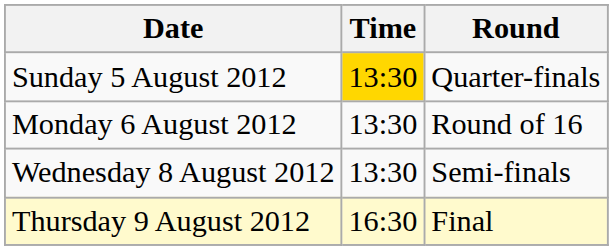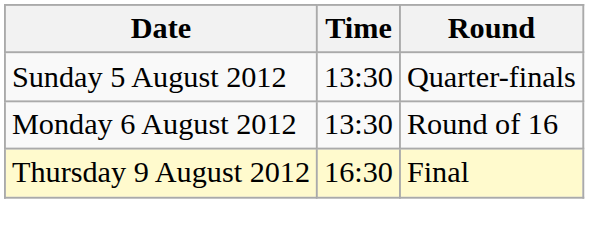(383, 76) gold background -> (359, 76) no background
- row: (173, 172)
